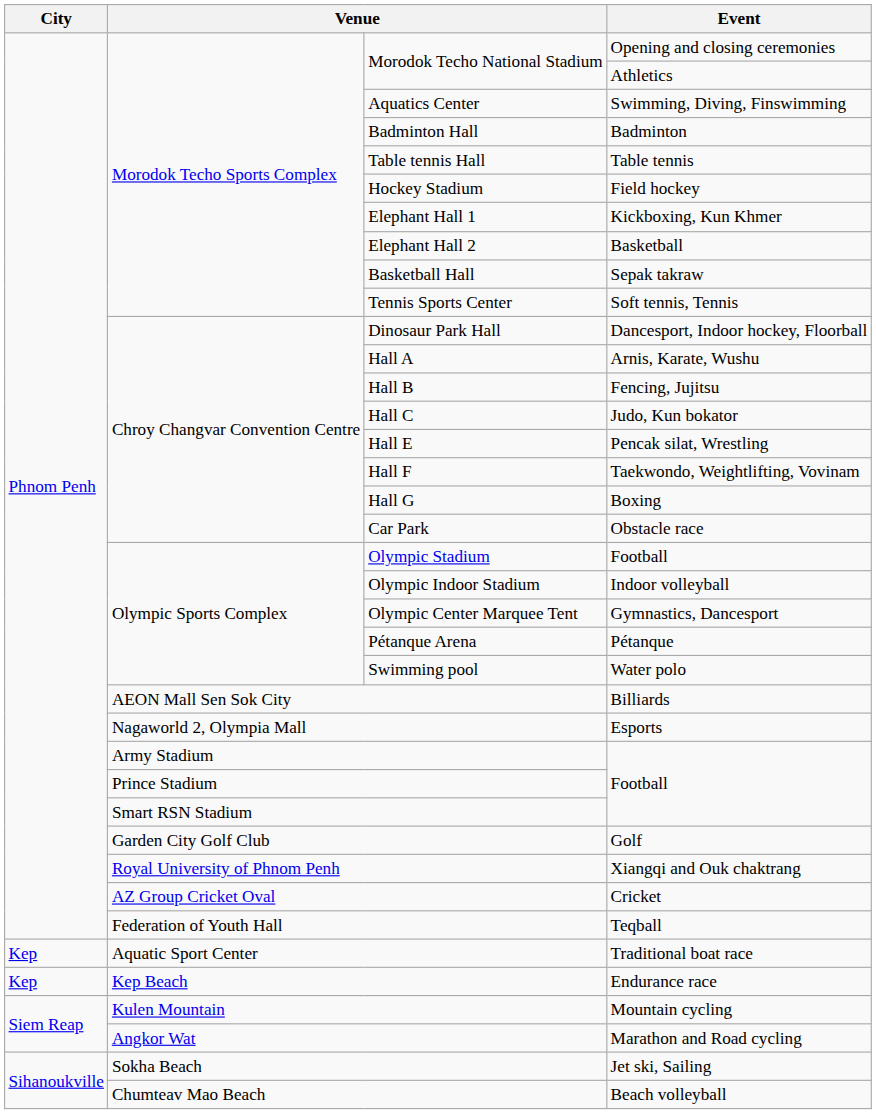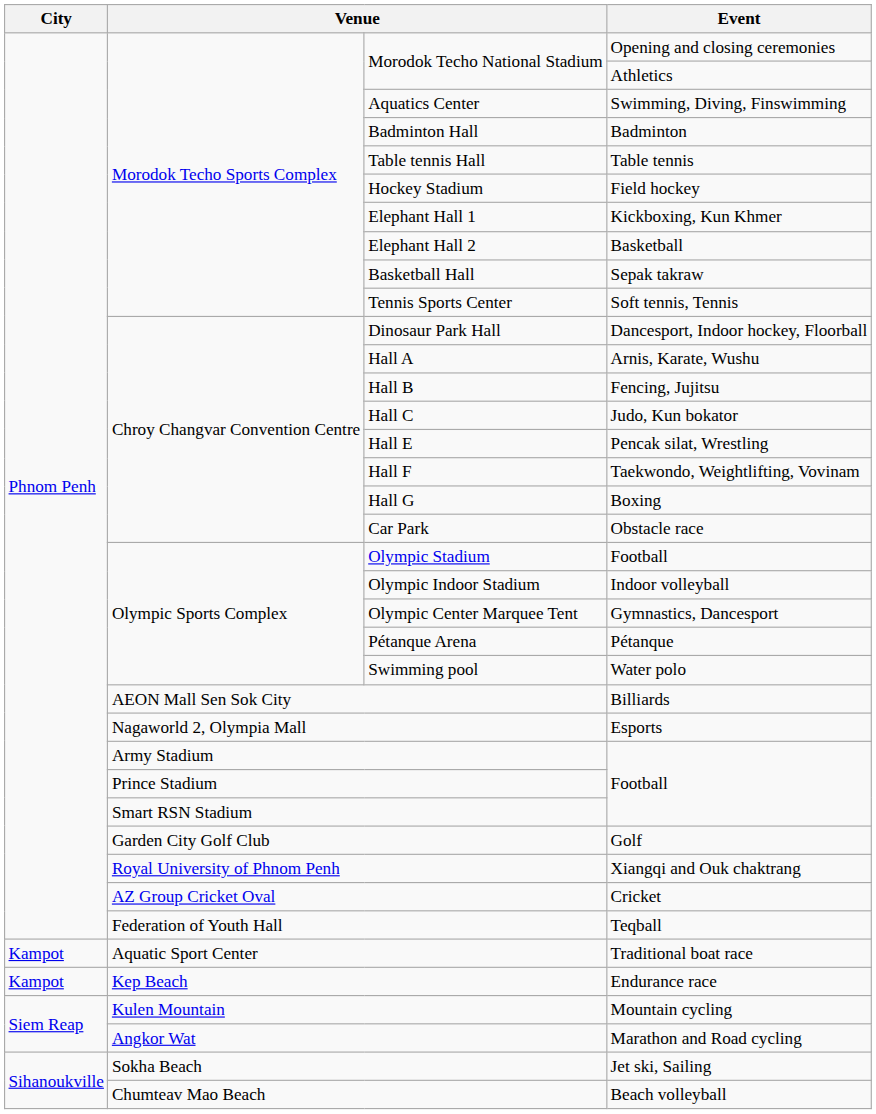(23, 953) Kep -> (36, 953) Kampot
(23, 981) Kep -> (36, 981) Kampot
